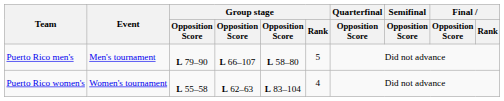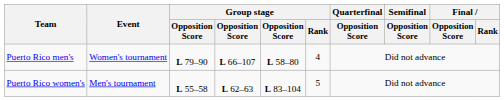(122, 57) Men's tournament -> (128, 57) Women's tournament
(318, 57) 5 -> (318, 57) 4
(128, 83) Women's tournament -> (122, 83) Men's tournament
(318, 83) 4 -> (318, 83) 5
